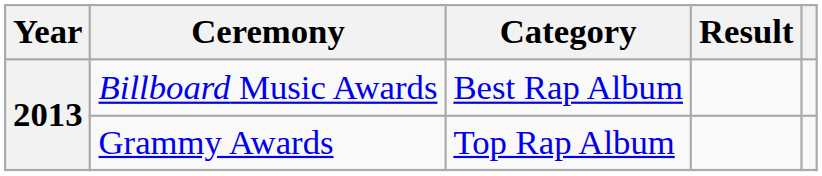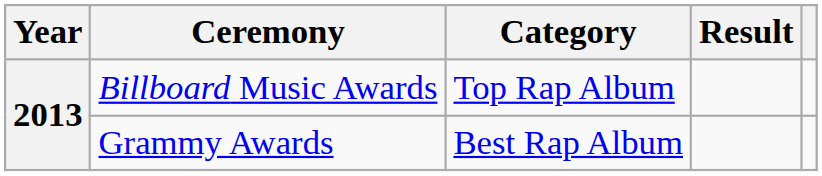(568, 87) Best Rap Album -> (564, 87) Top Rap Album
(564, 142) Top Rap Album -> (568, 142) Best Rap Album
